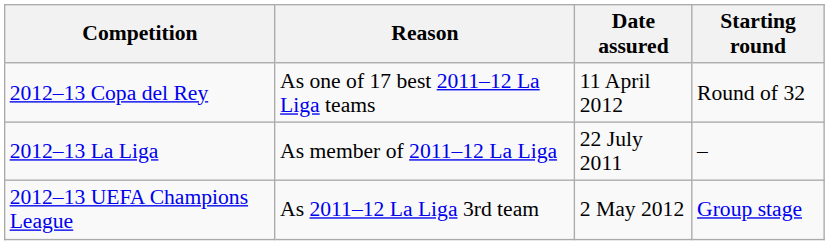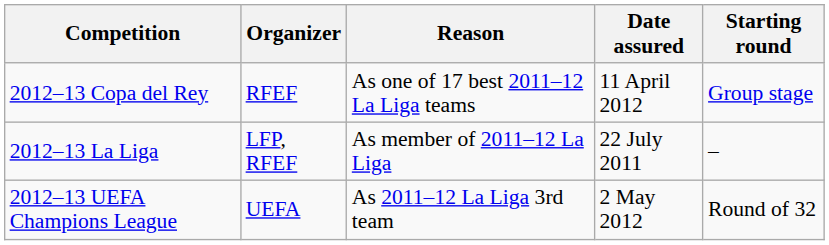+ column: (294, 33)
(751, 92) Round of 32 -> (761, 92) Group stage
(750, 209) Group stage -> (762, 209) Round of 32
